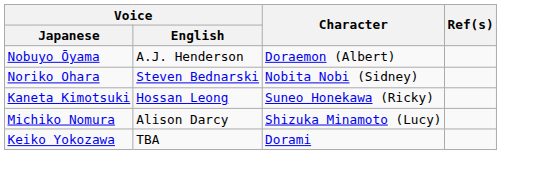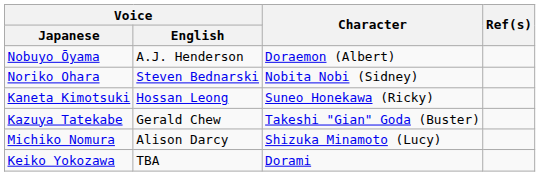+ row: (65, 119)
